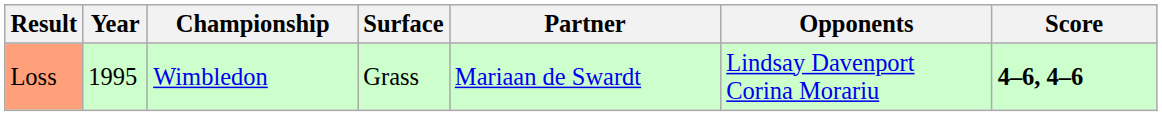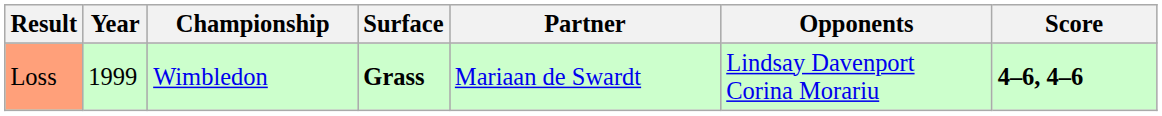(113, 76) 1995 -> (113, 76) 1999
(391, 76) normal -> (394, 76) bold
